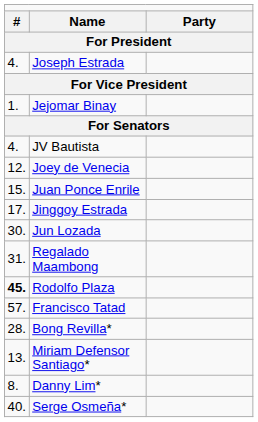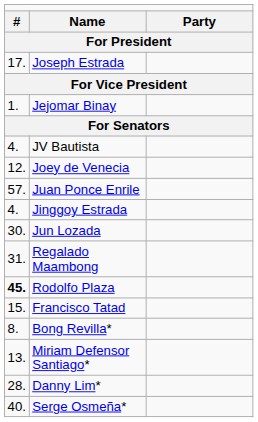(13, 63) 4. -> (17, 63) 17.
(17, 189) 15. -> (17, 189) 57.
(17, 210) 17. -> (13, 210) 4.
(17, 308) 57. -> (17, 308) 15.
(17, 329) 28. -> (13, 329) 8.
(13, 386) 8. -> (17, 386) 28.
